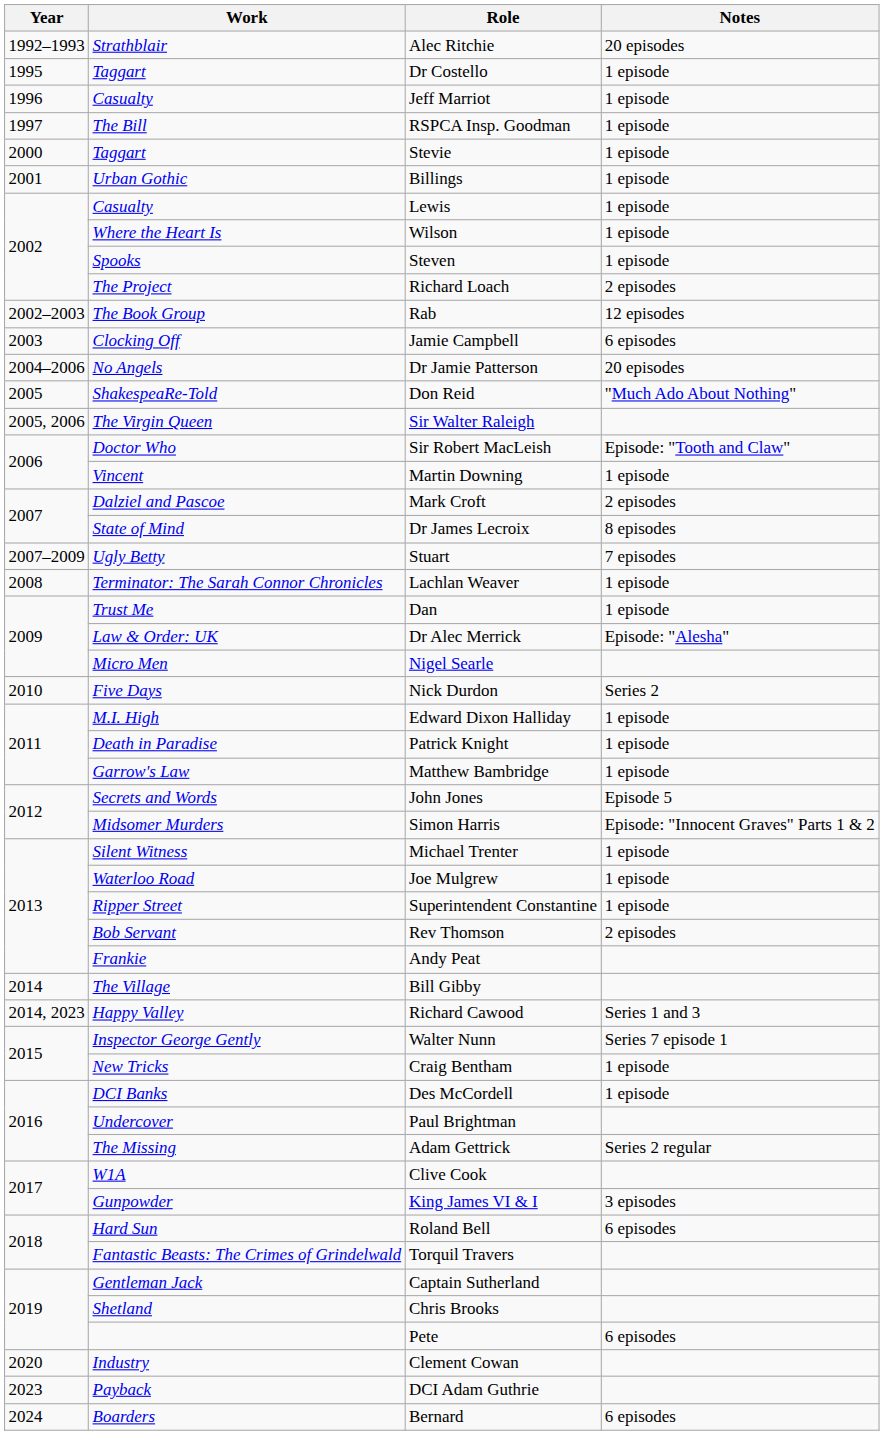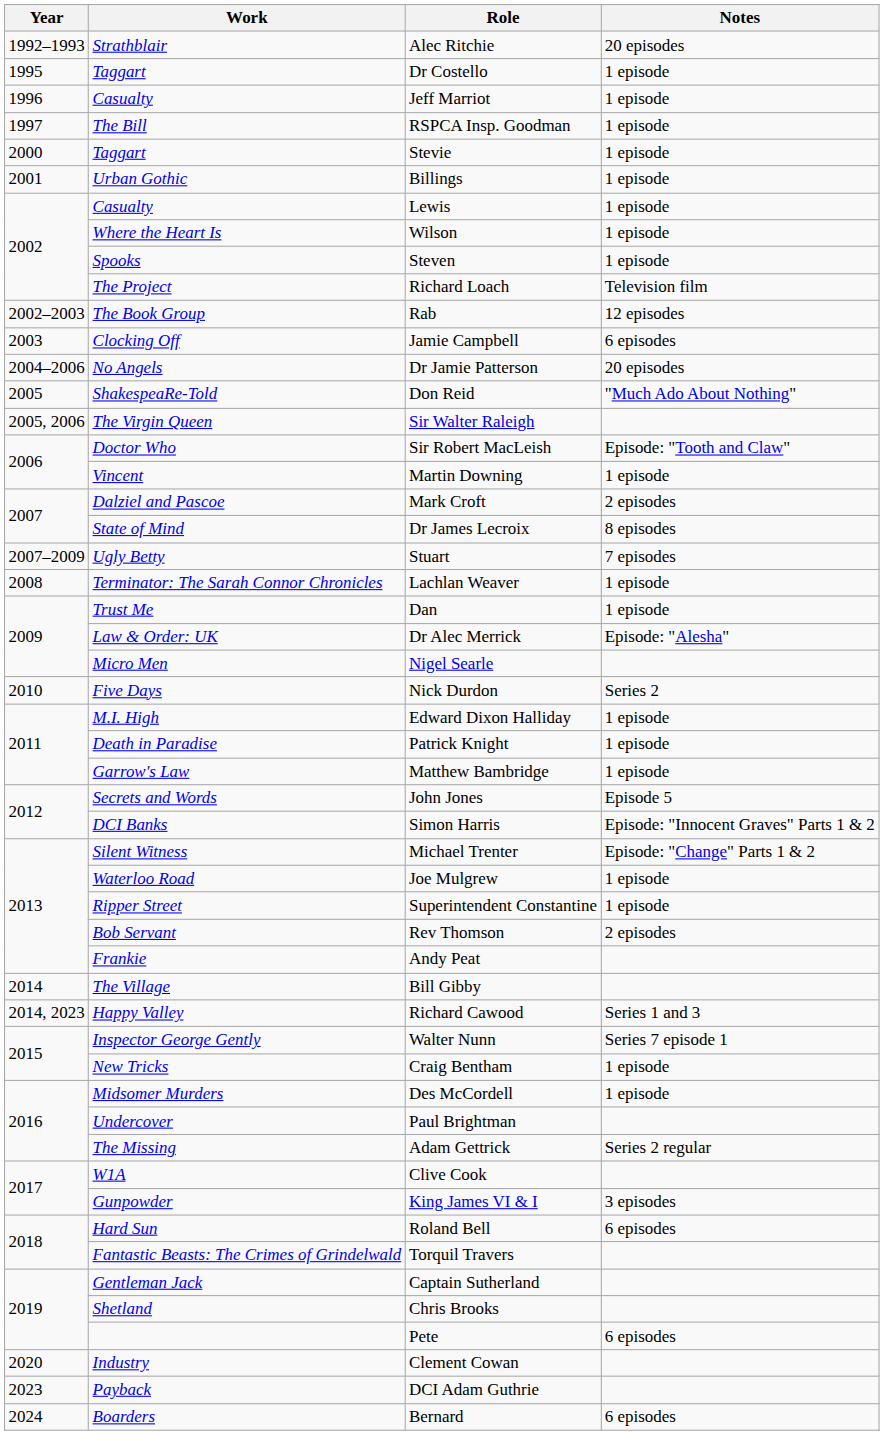(640, 286) 2 episodes -> (656, 286) Television film
(158, 824) Midsomer Murders -> (130, 824) DCI Banks
(637, 851) 1 episode -> (710, 851) Episode: "Change" Parts 1 & 2
(130, 1093) DCI Banks -> (158, 1093) Midsomer Murders
